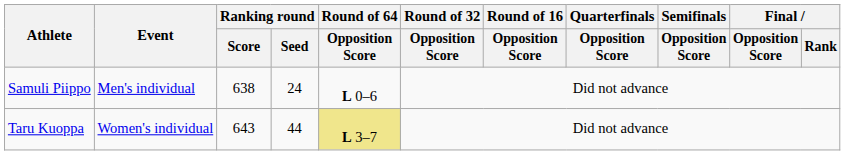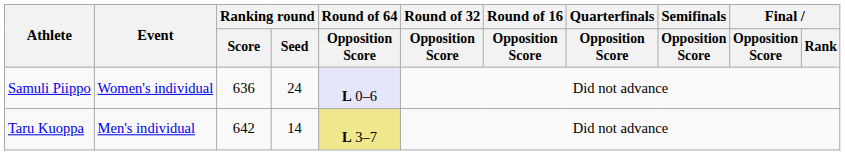(146, 88) Men's individual -> (155, 88) Women's individual
(244, 88) 638 -> (244, 88) 636
(359, 96) no background -> (359, 96) lavender background
(155, 129) Women's individual -> (146, 129) Men's individual
(244, 129) 643 -> (244, 129) 642
(295, 129) 44 -> (295, 129) 14
